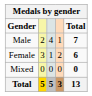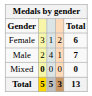rows swapped: (22, 40) <-> (22, 55)
(42, 69) normal -> (42, 69) bold
